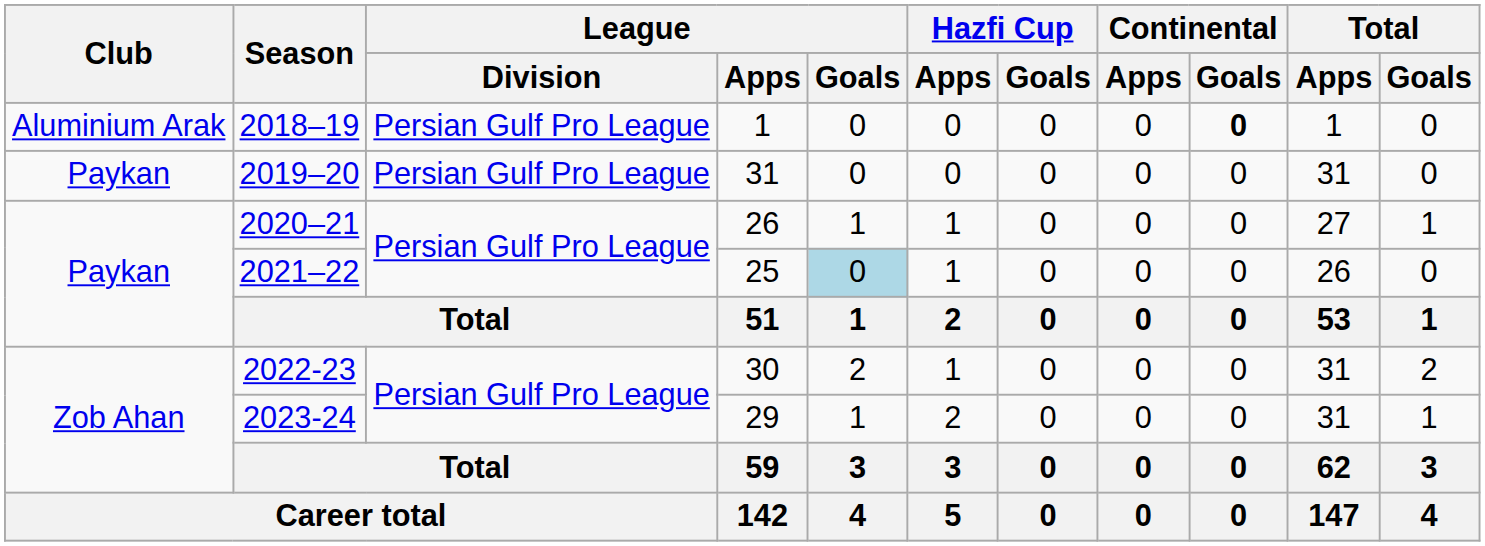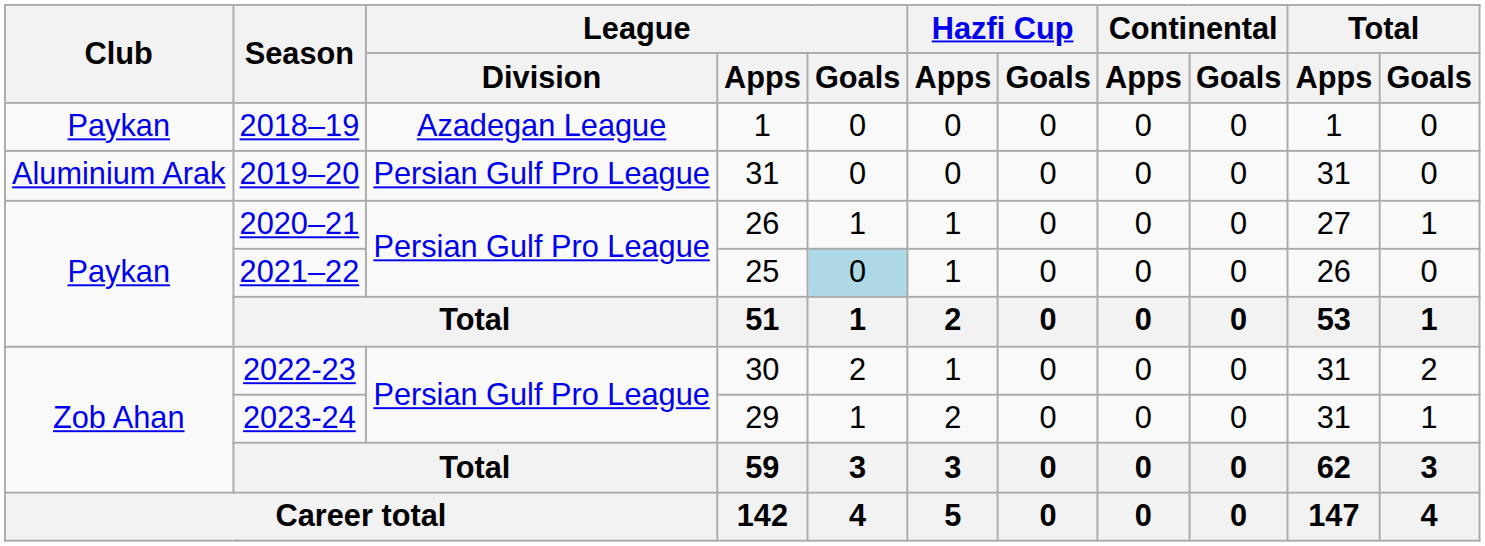(119, 126) Aluminium Arak -> (119, 126) Paykan
(542, 126) Persian Gulf Pro League -> (542, 126) Azadegan League
(1239, 126) bold -> (1239, 126) normal
(119, 175) Paykan -> (119, 175) Aluminium Arak
